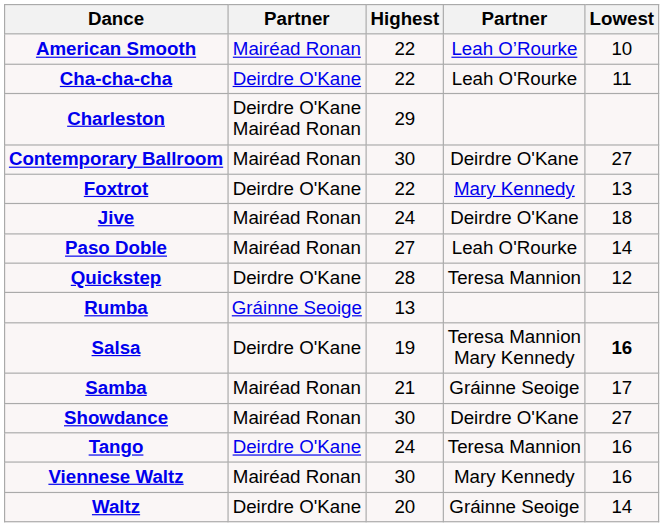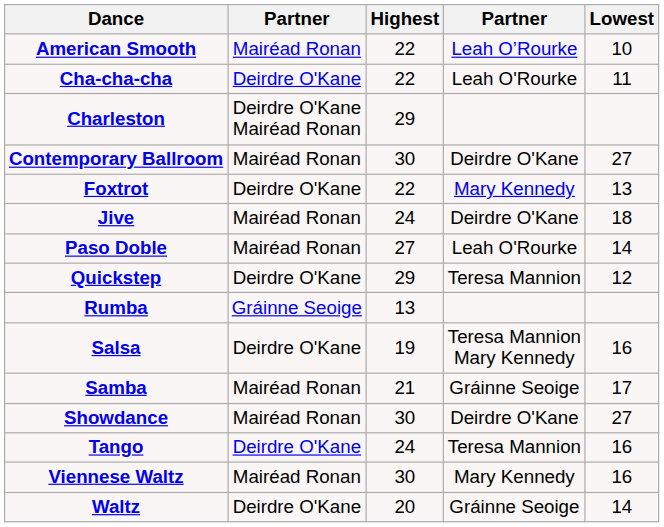(405, 277) 28 -> (405, 277) 29
(622, 347) bold -> (622, 347) normal
